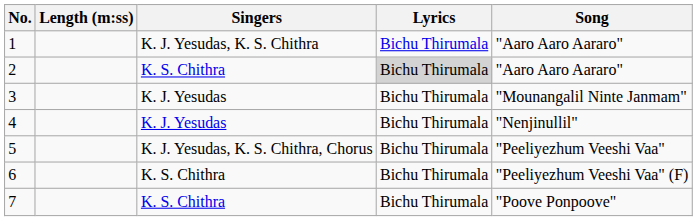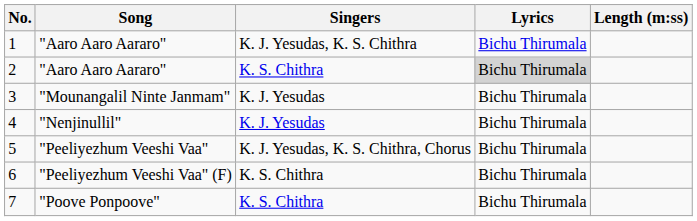columns swapped: (592, 17) <-> (86, 17)
